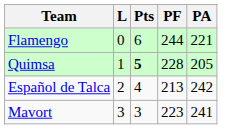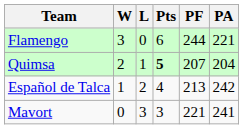+ column: (125, 16)
(172, 64) 228 -> (194, 64) 207
(202, 64) 205 -> (224, 64) 204
(172, 111) 223 -> (194, 111) 221
